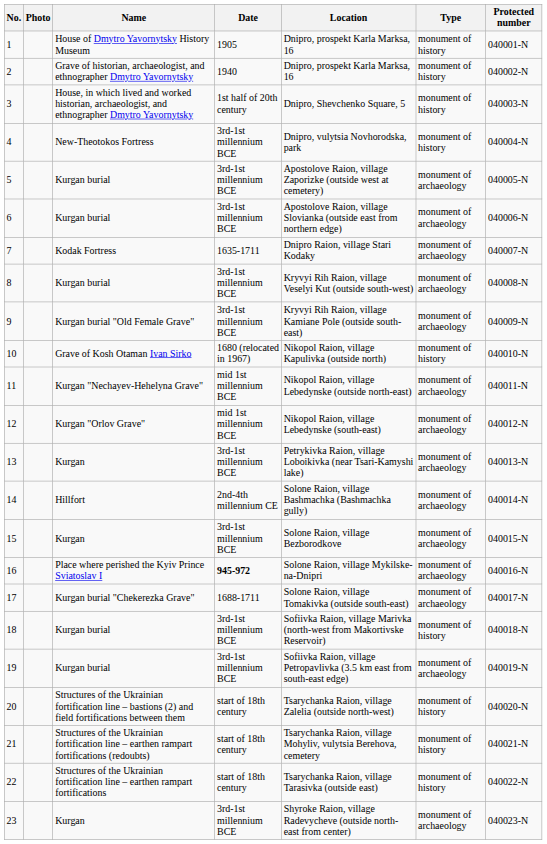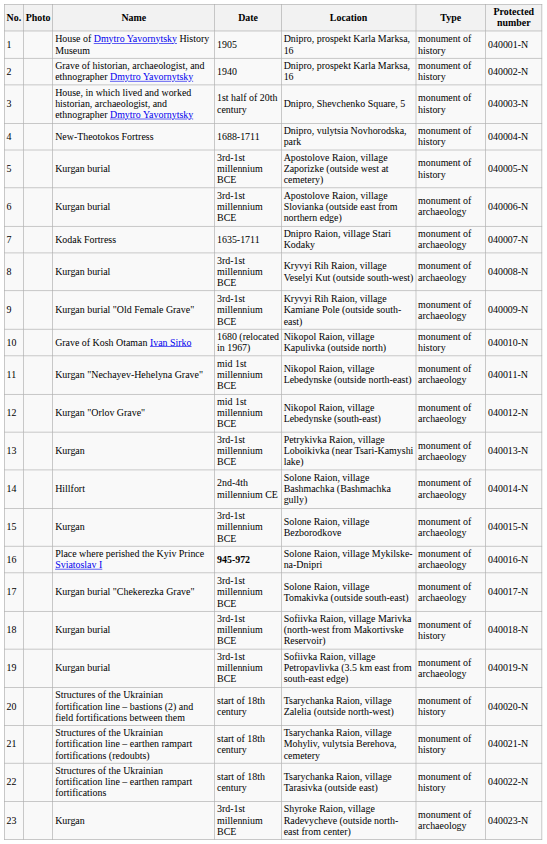(240, 142) 3rd-1st millennium BCE -> (238, 136) 1688-1711
(445, 180) monument of archaeology -> (445, 169) monument of history
(238, 597) 1688-1711 -> (240, 592) 3rd-1st millennium BCE
